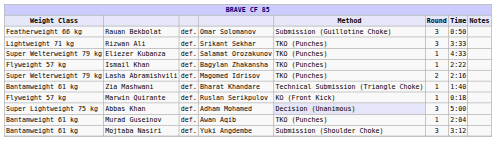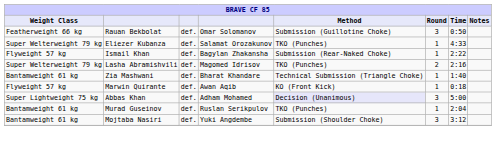- row: (125, 43)
(301, 65) TKO (Punches) -> (333, 54) Submission (Rear-Naked Choke)
(234, 98) Ruslan Serikpulov -> (218, 87) Awan Aqib
(218, 120) Awan Aqib -> (234, 109) Ruslan Serikpulov
